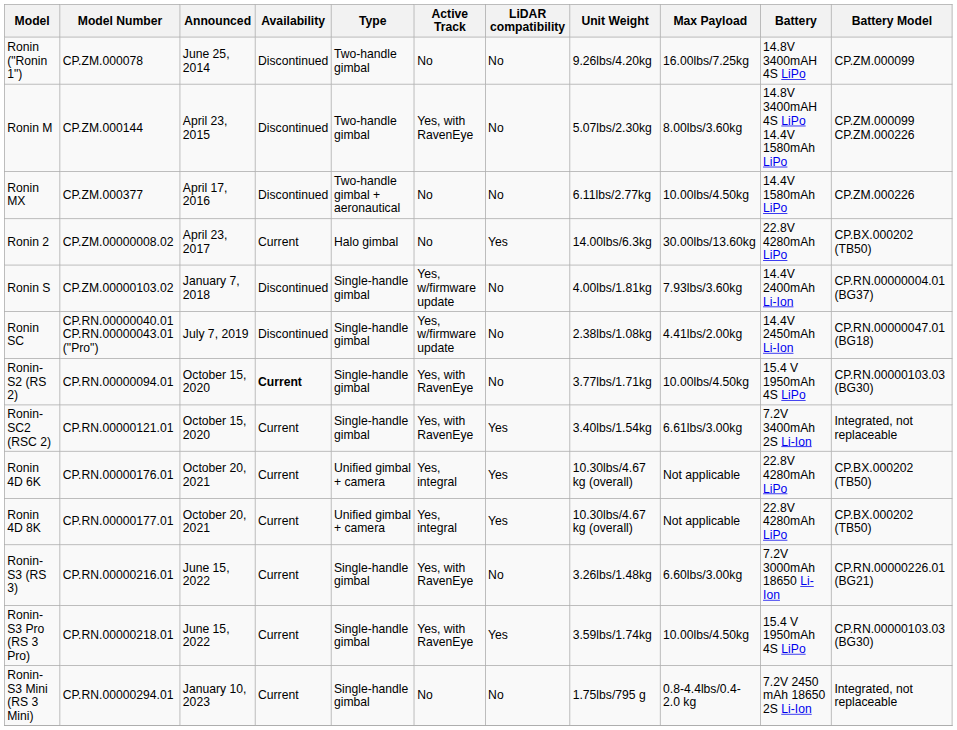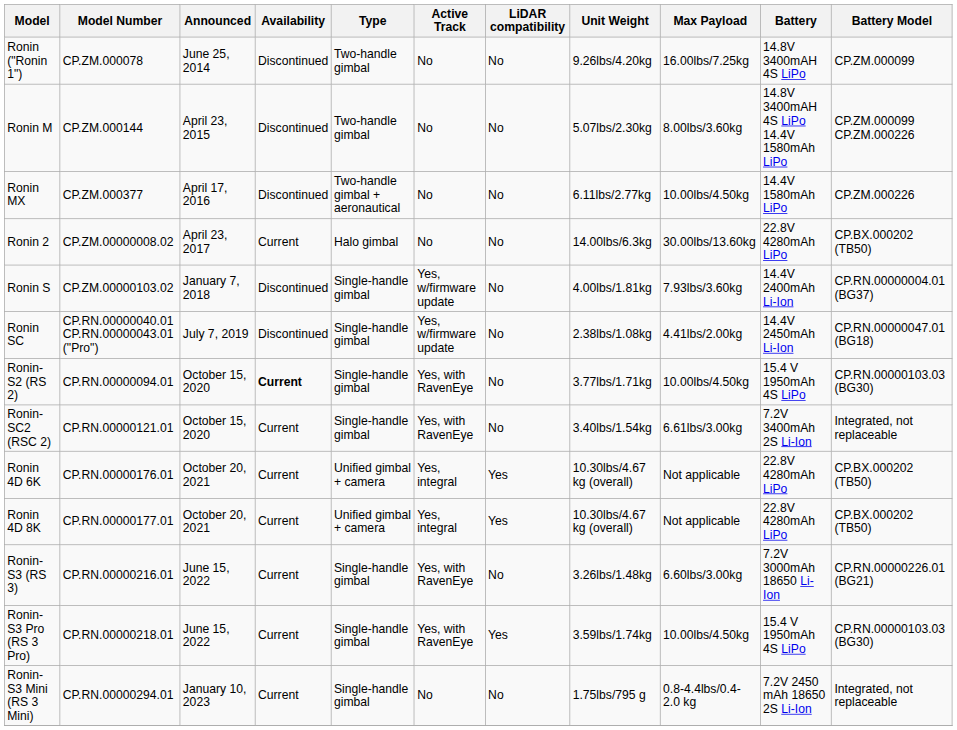(445, 127) Yes, with RavenEye -> (425, 127) No
(498, 241) Yes -> (496, 241) No
(498, 428) Yes -> (496, 428) No
